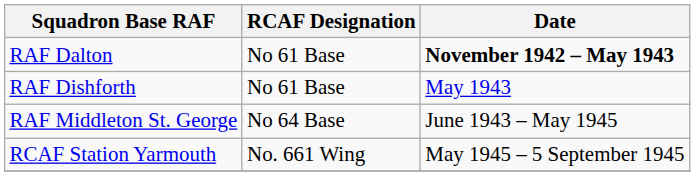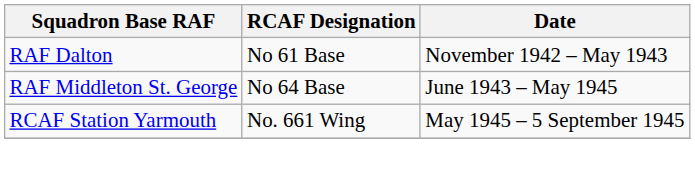(550, 54) bold -> (546, 54) normal
- row: (73, 87)
